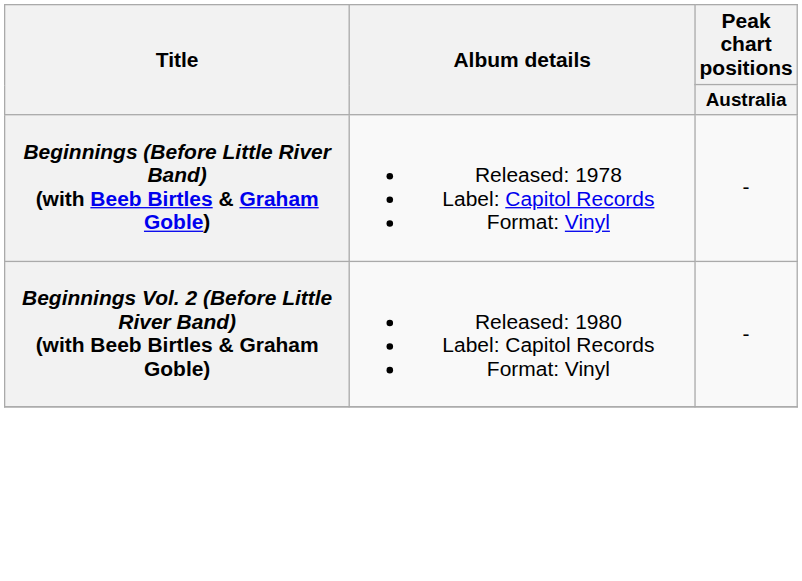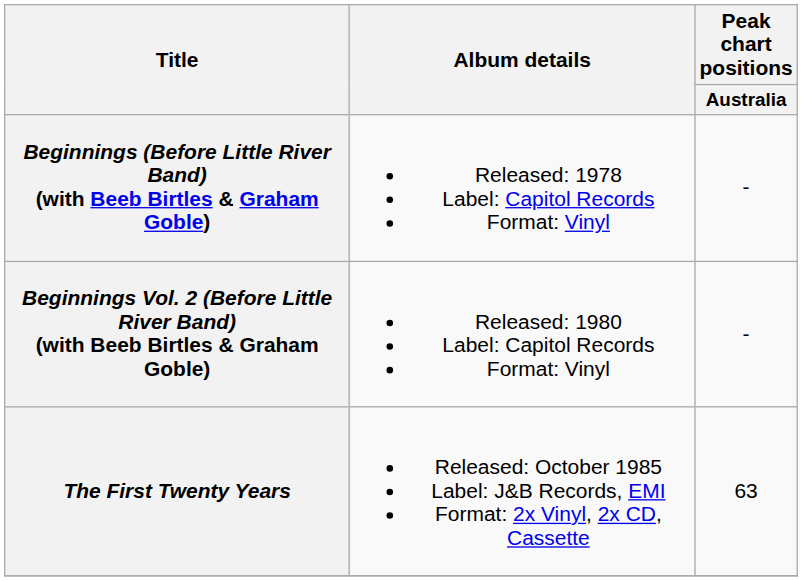+ row: (177, 491)
